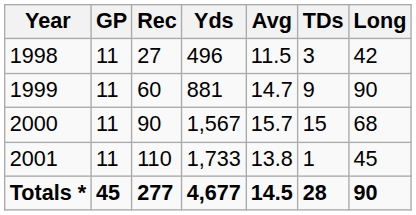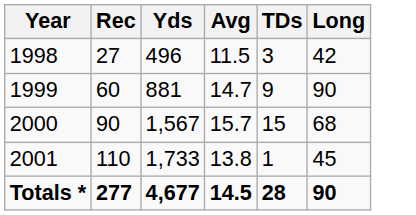- column: (112, 21)
